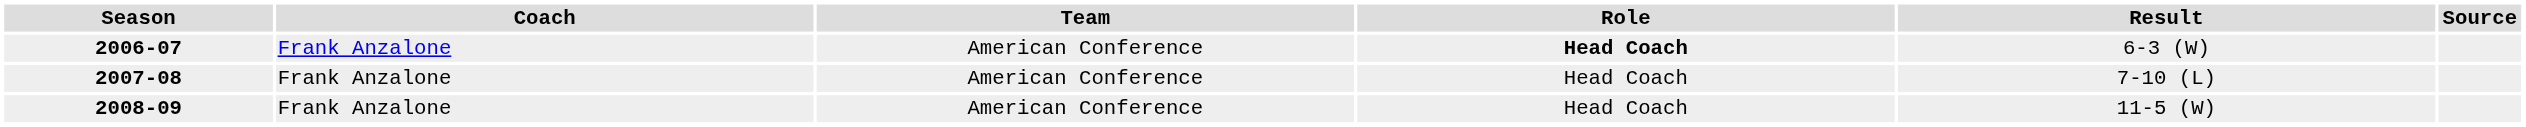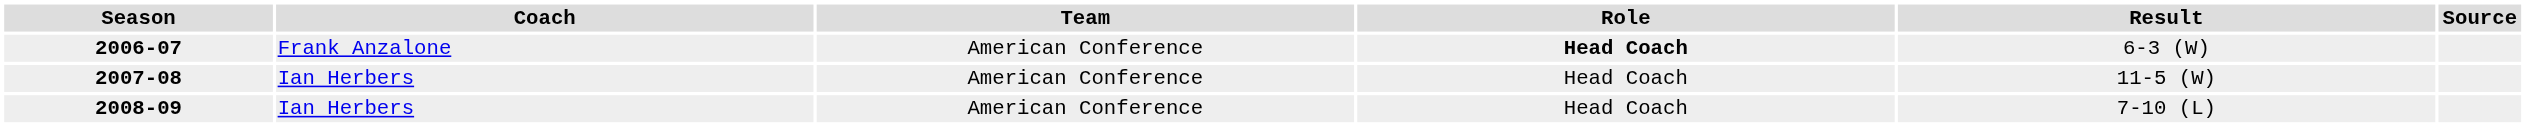(364, 78) Frank Anzalone -> (346, 78) Ian Herbers
(2166, 78) 7-10 (L) -> (2166, 78) 11-5 (W)
(364, 109) Frank Anzalone -> (346, 109) Ian Herbers
(2166, 109) 11-5 (W) -> (2166, 109) 7-10 (L)
